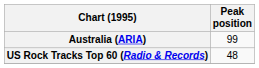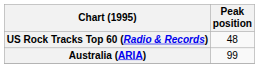rows swapped: (107, 39) <-> (107, 55)
